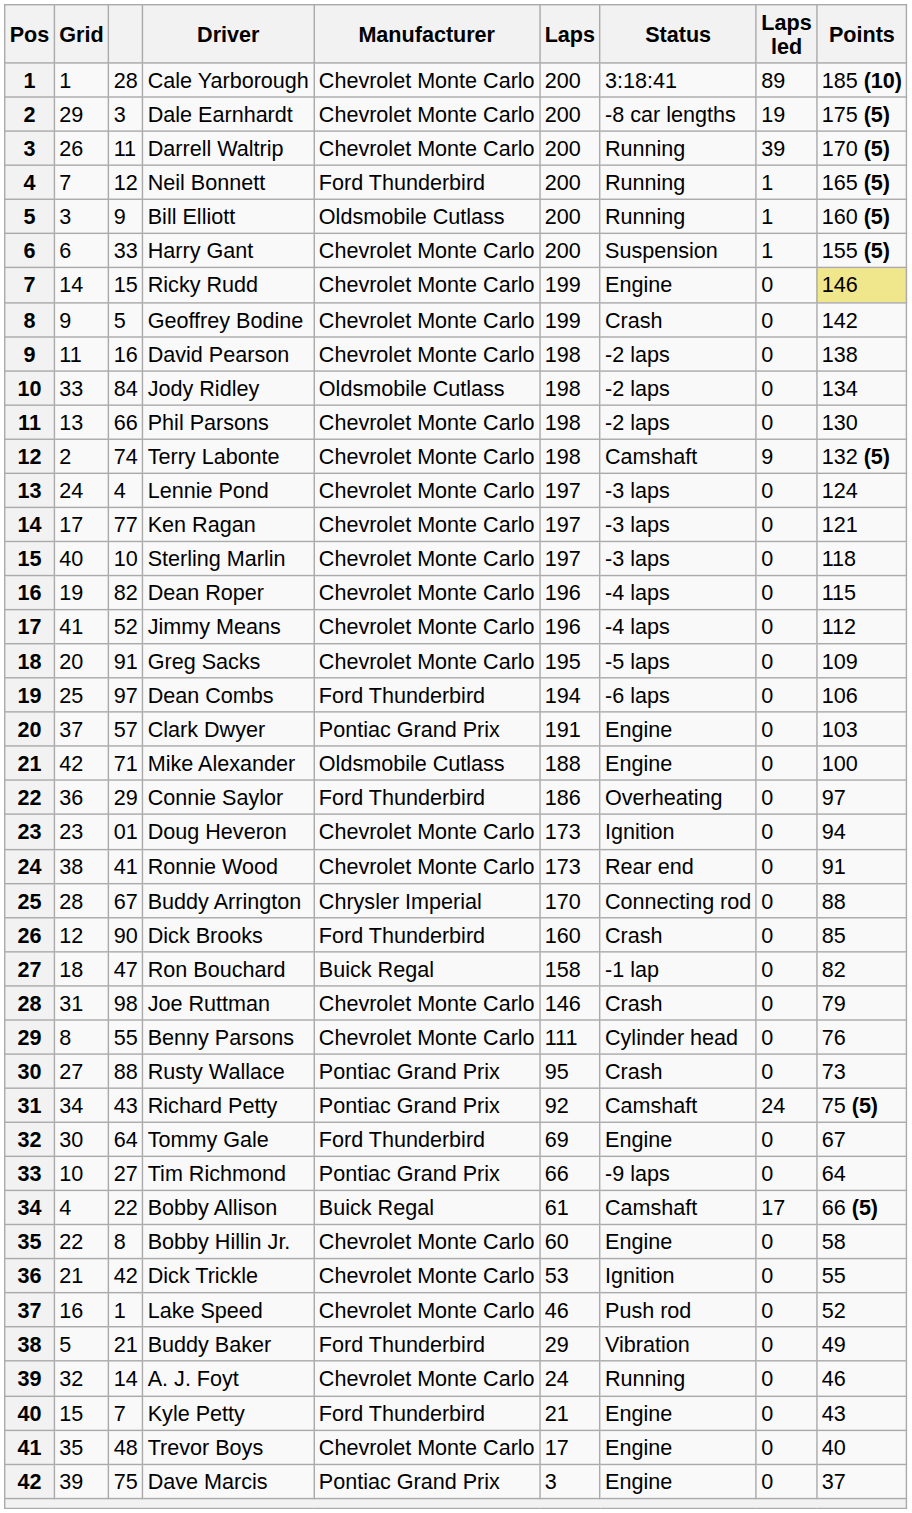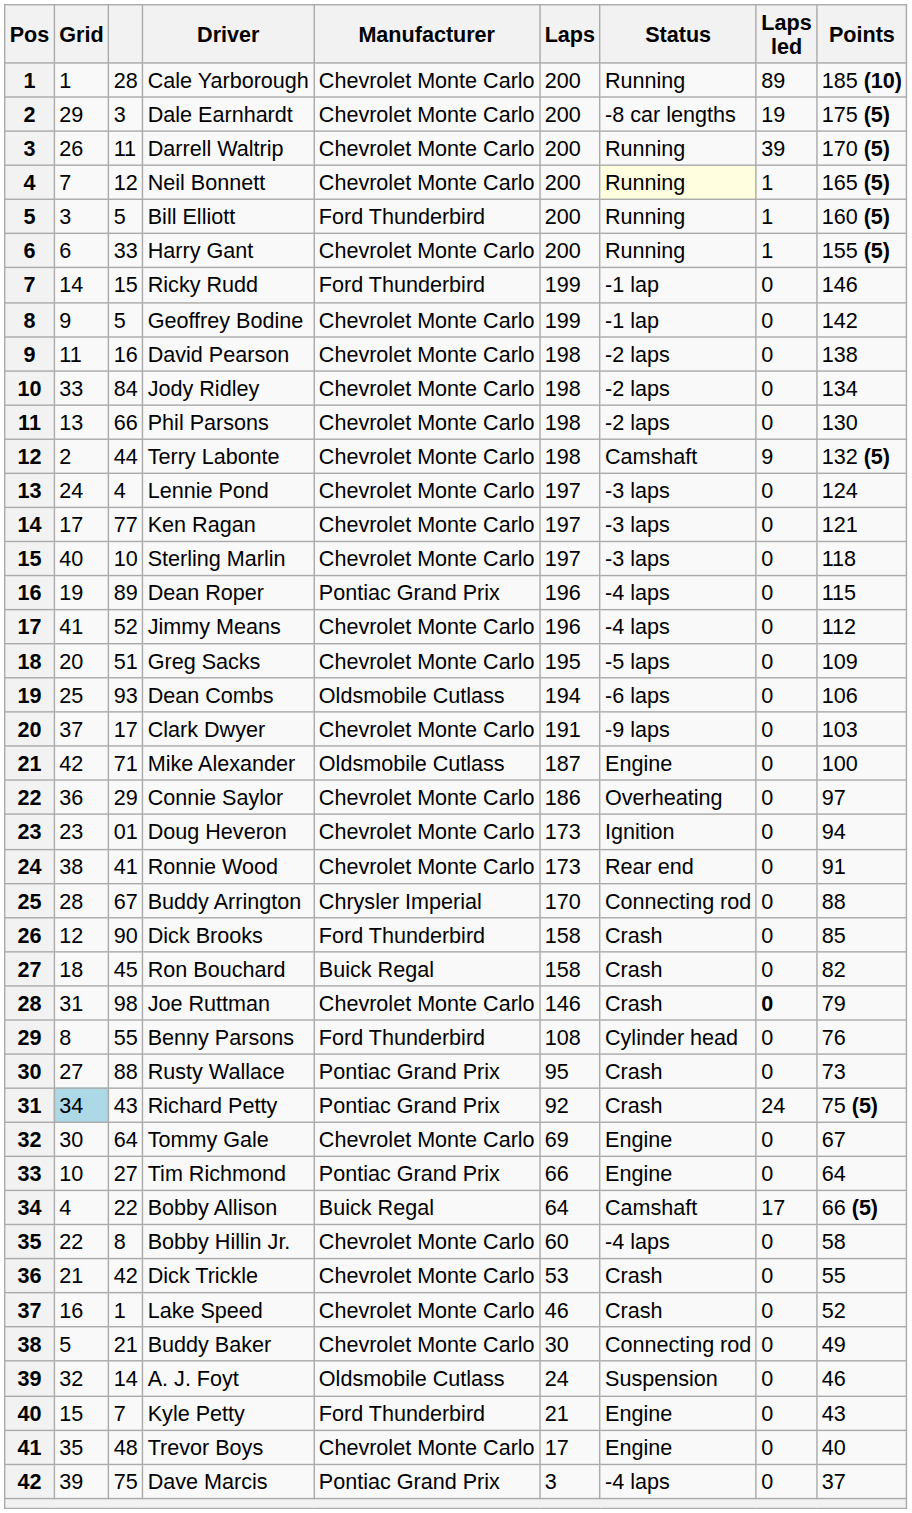(641, 80) 3:18:41 -> (645, 80) Running
(402, 183) Ford Thunderbird -> (427, 183) Chevrolet Monte Carlo
(645, 183) no background -> (645, 183) lightyellow background
(120, 217) 9 -> (120, 217) 5
(412, 217) Oldsmobile Cutlass -> (402, 217) Ford Thunderbird
(661, 251) Suspension -> (645, 251) Running
(427, 285) Chevrolet Monte Carlo -> (402, 285) Ford Thunderbird
(639, 285) Engine -> (632, 285) -1 lap
(840, 285) khaki background -> (840, 285) no background
(634, 319) Crash -> (632, 319) -1 lap
(412, 388) Oldsmobile Cutlass -> (427, 388) Chevrolet Monte Carlo
(126, 456) 74 -> (126, 456) 44
(126, 593) 82 -> (126, 593) 89
(427, 593) Chevrolet Monte Carlo -> (409, 593) Pontiac Grand Prix
(126, 661) 91 -> (126, 661) 51
(126, 695) 97 -> (126, 695) 93
(402, 695) Ford Thunderbird -> (412, 695) Oldsmobile Cutlass
(126, 729) 57 -> (126, 729) 17
(409, 729) Pontiac Grand Prix -> (427, 729) Chevrolet Monte Carlo
(639, 729) Engine -> (637, 729) -9 laps
(563, 764) 188 -> (563, 764) 187
(402, 798) Ford Thunderbird -> (427, 798) Chevrolet Monte Carlo
(563, 935) 160 -> (563, 935) 158
(126, 969) 47 -> (126, 969) 45
(632, 969) -1 lap -> (634, 969) Crash
(767, 1003) normal -> (767, 1003) bold
(427, 1037) Chevrolet Monte Carlo -> (402, 1037) Ford Thunderbird
(561, 1037) 111 -> (563, 1037) 108
(71, 1105) no background -> (71, 1105) lightblue background
(651, 1105) Camshaft -> (634, 1105) Crash
(402, 1140) Ford Thunderbird -> (427, 1140) Chevrolet Monte Carlo
(637, 1174) -9 laps -> (639, 1174) Engine
(557, 1208) 61 -> (557, 1208) 64
(639, 1242) Engine -> (637, 1242) -4 laps
(640, 1276) Ignition -> (634, 1276) Crash
(648, 1310) Push rod -> (634, 1310) Crash
(402, 1345) Ford Thunderbird -> (427, 1345) Chevrolet Monte Carlo
(557, 1345) 29 -> (557, 1345) 30
(647, 1345) Vibration -> (678, 1345) Connecting rod
(427, 1379) Chevrolet Monte Carlo -> (412, 1379) Oldsmobile Cutlass
(645, 1379) Running -> (661, 1379) Suspension
(639, 1481) Engine -> (637, 1481) -4 laps
